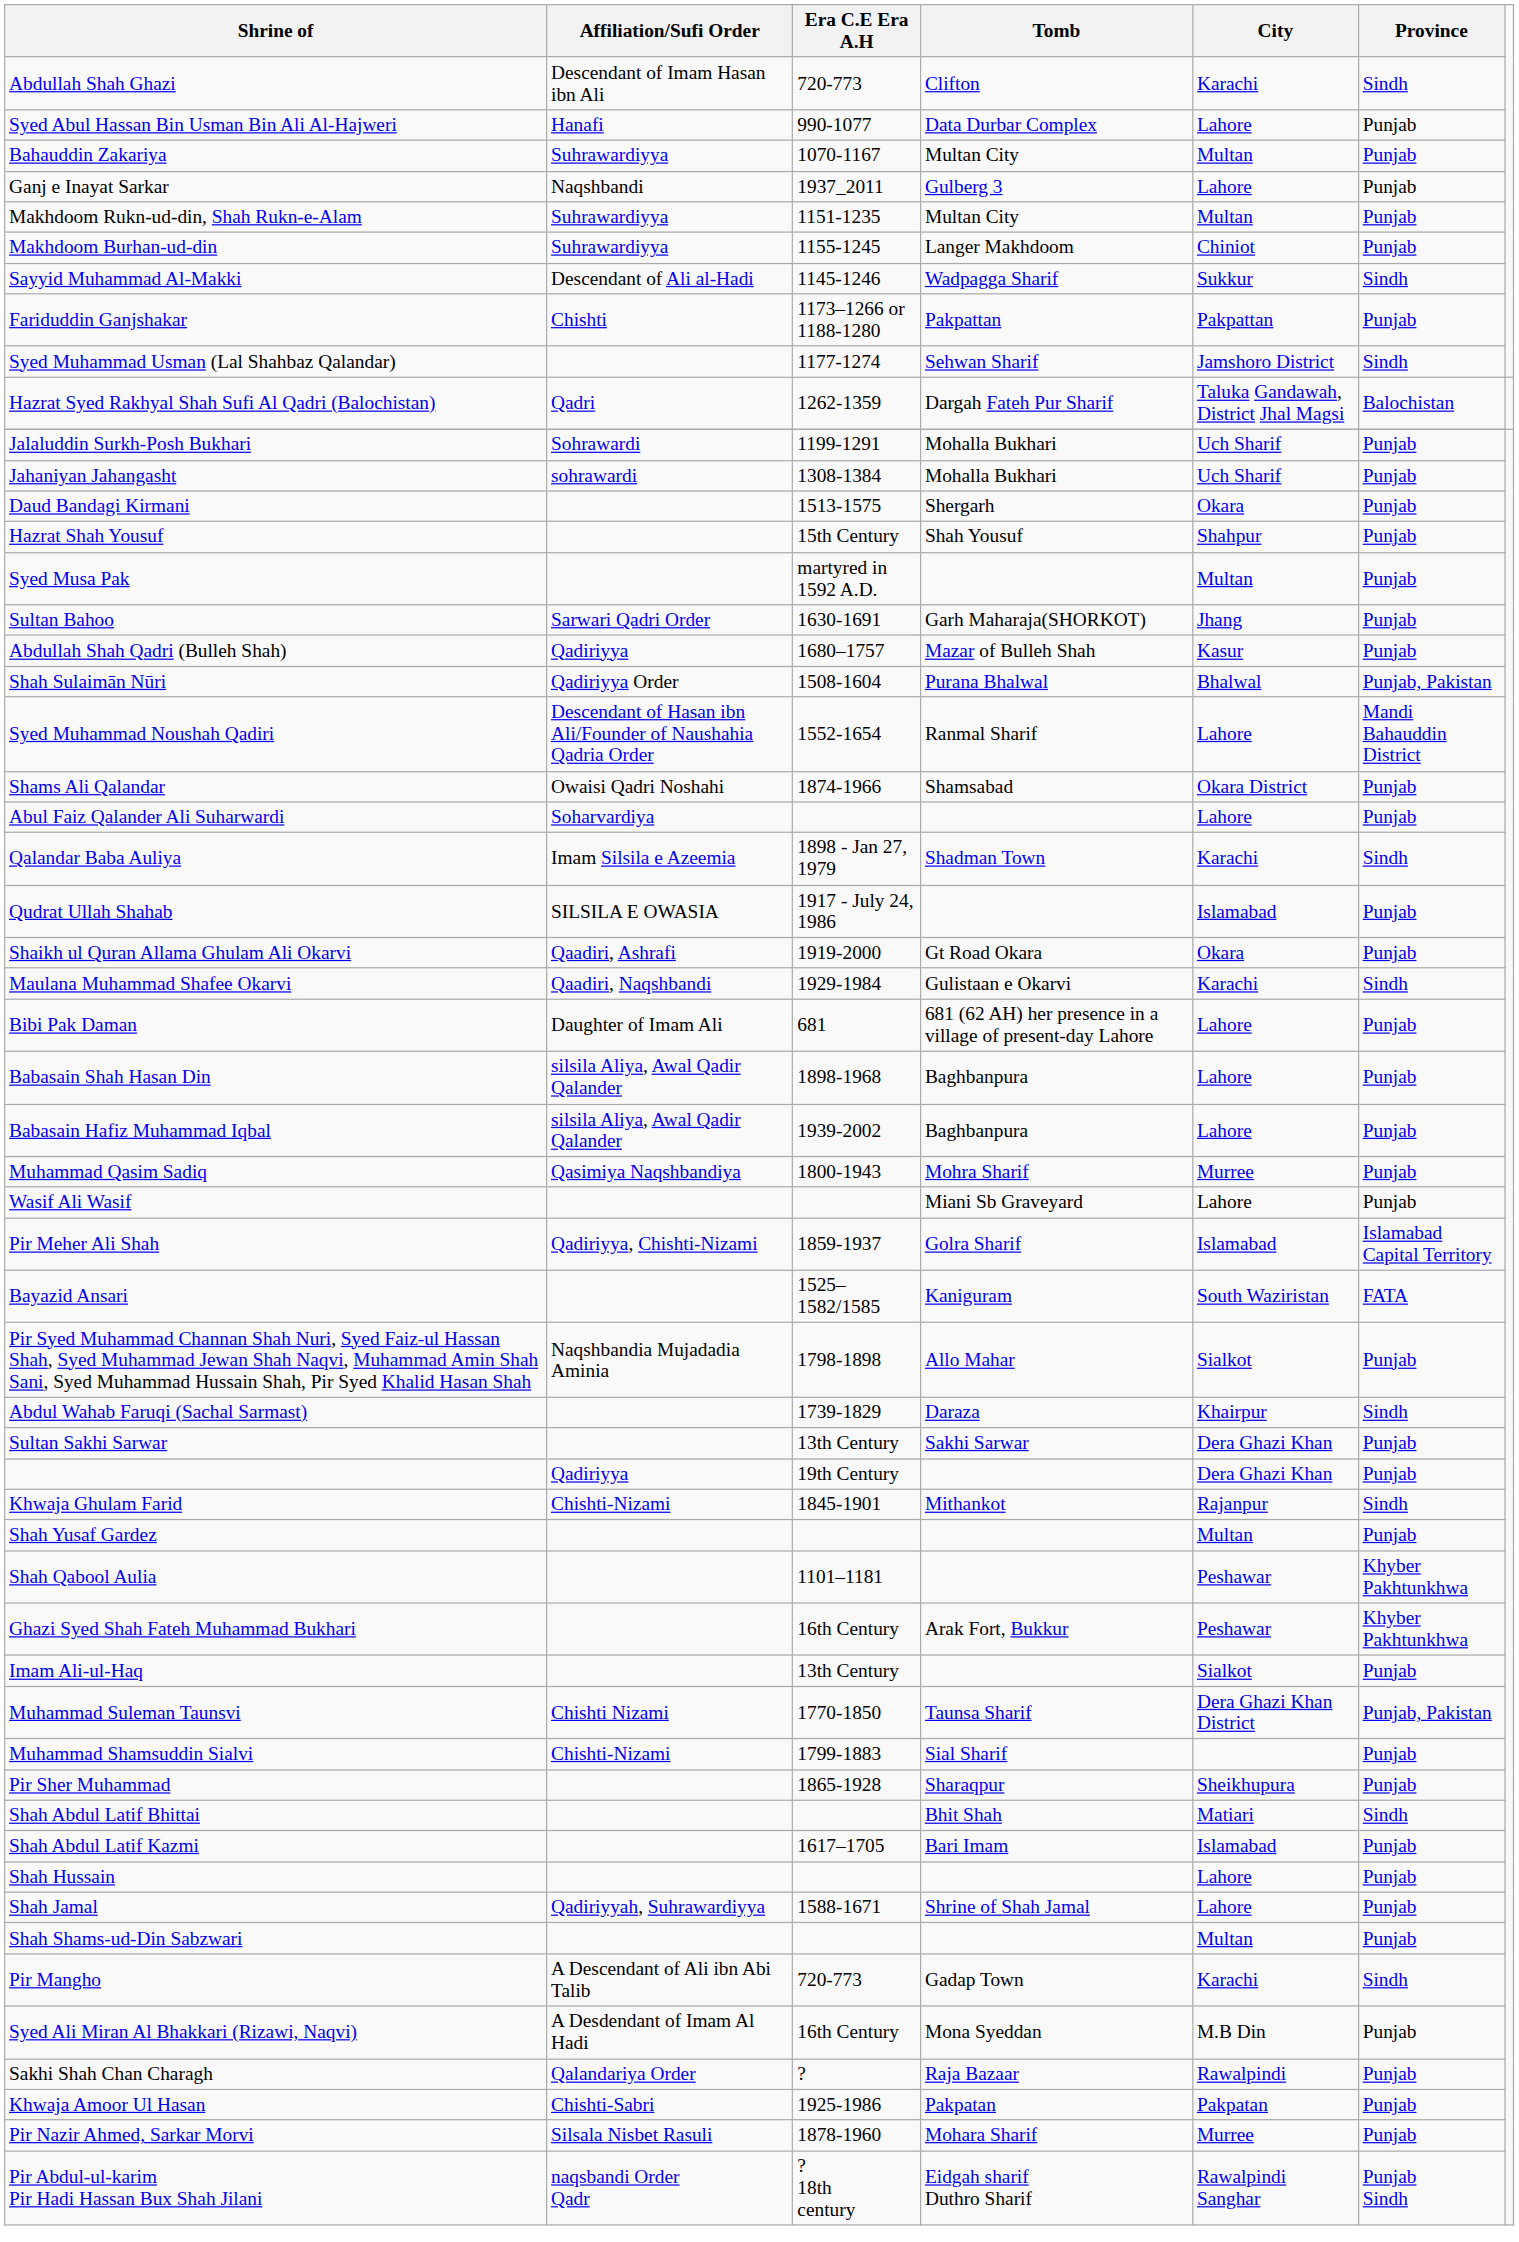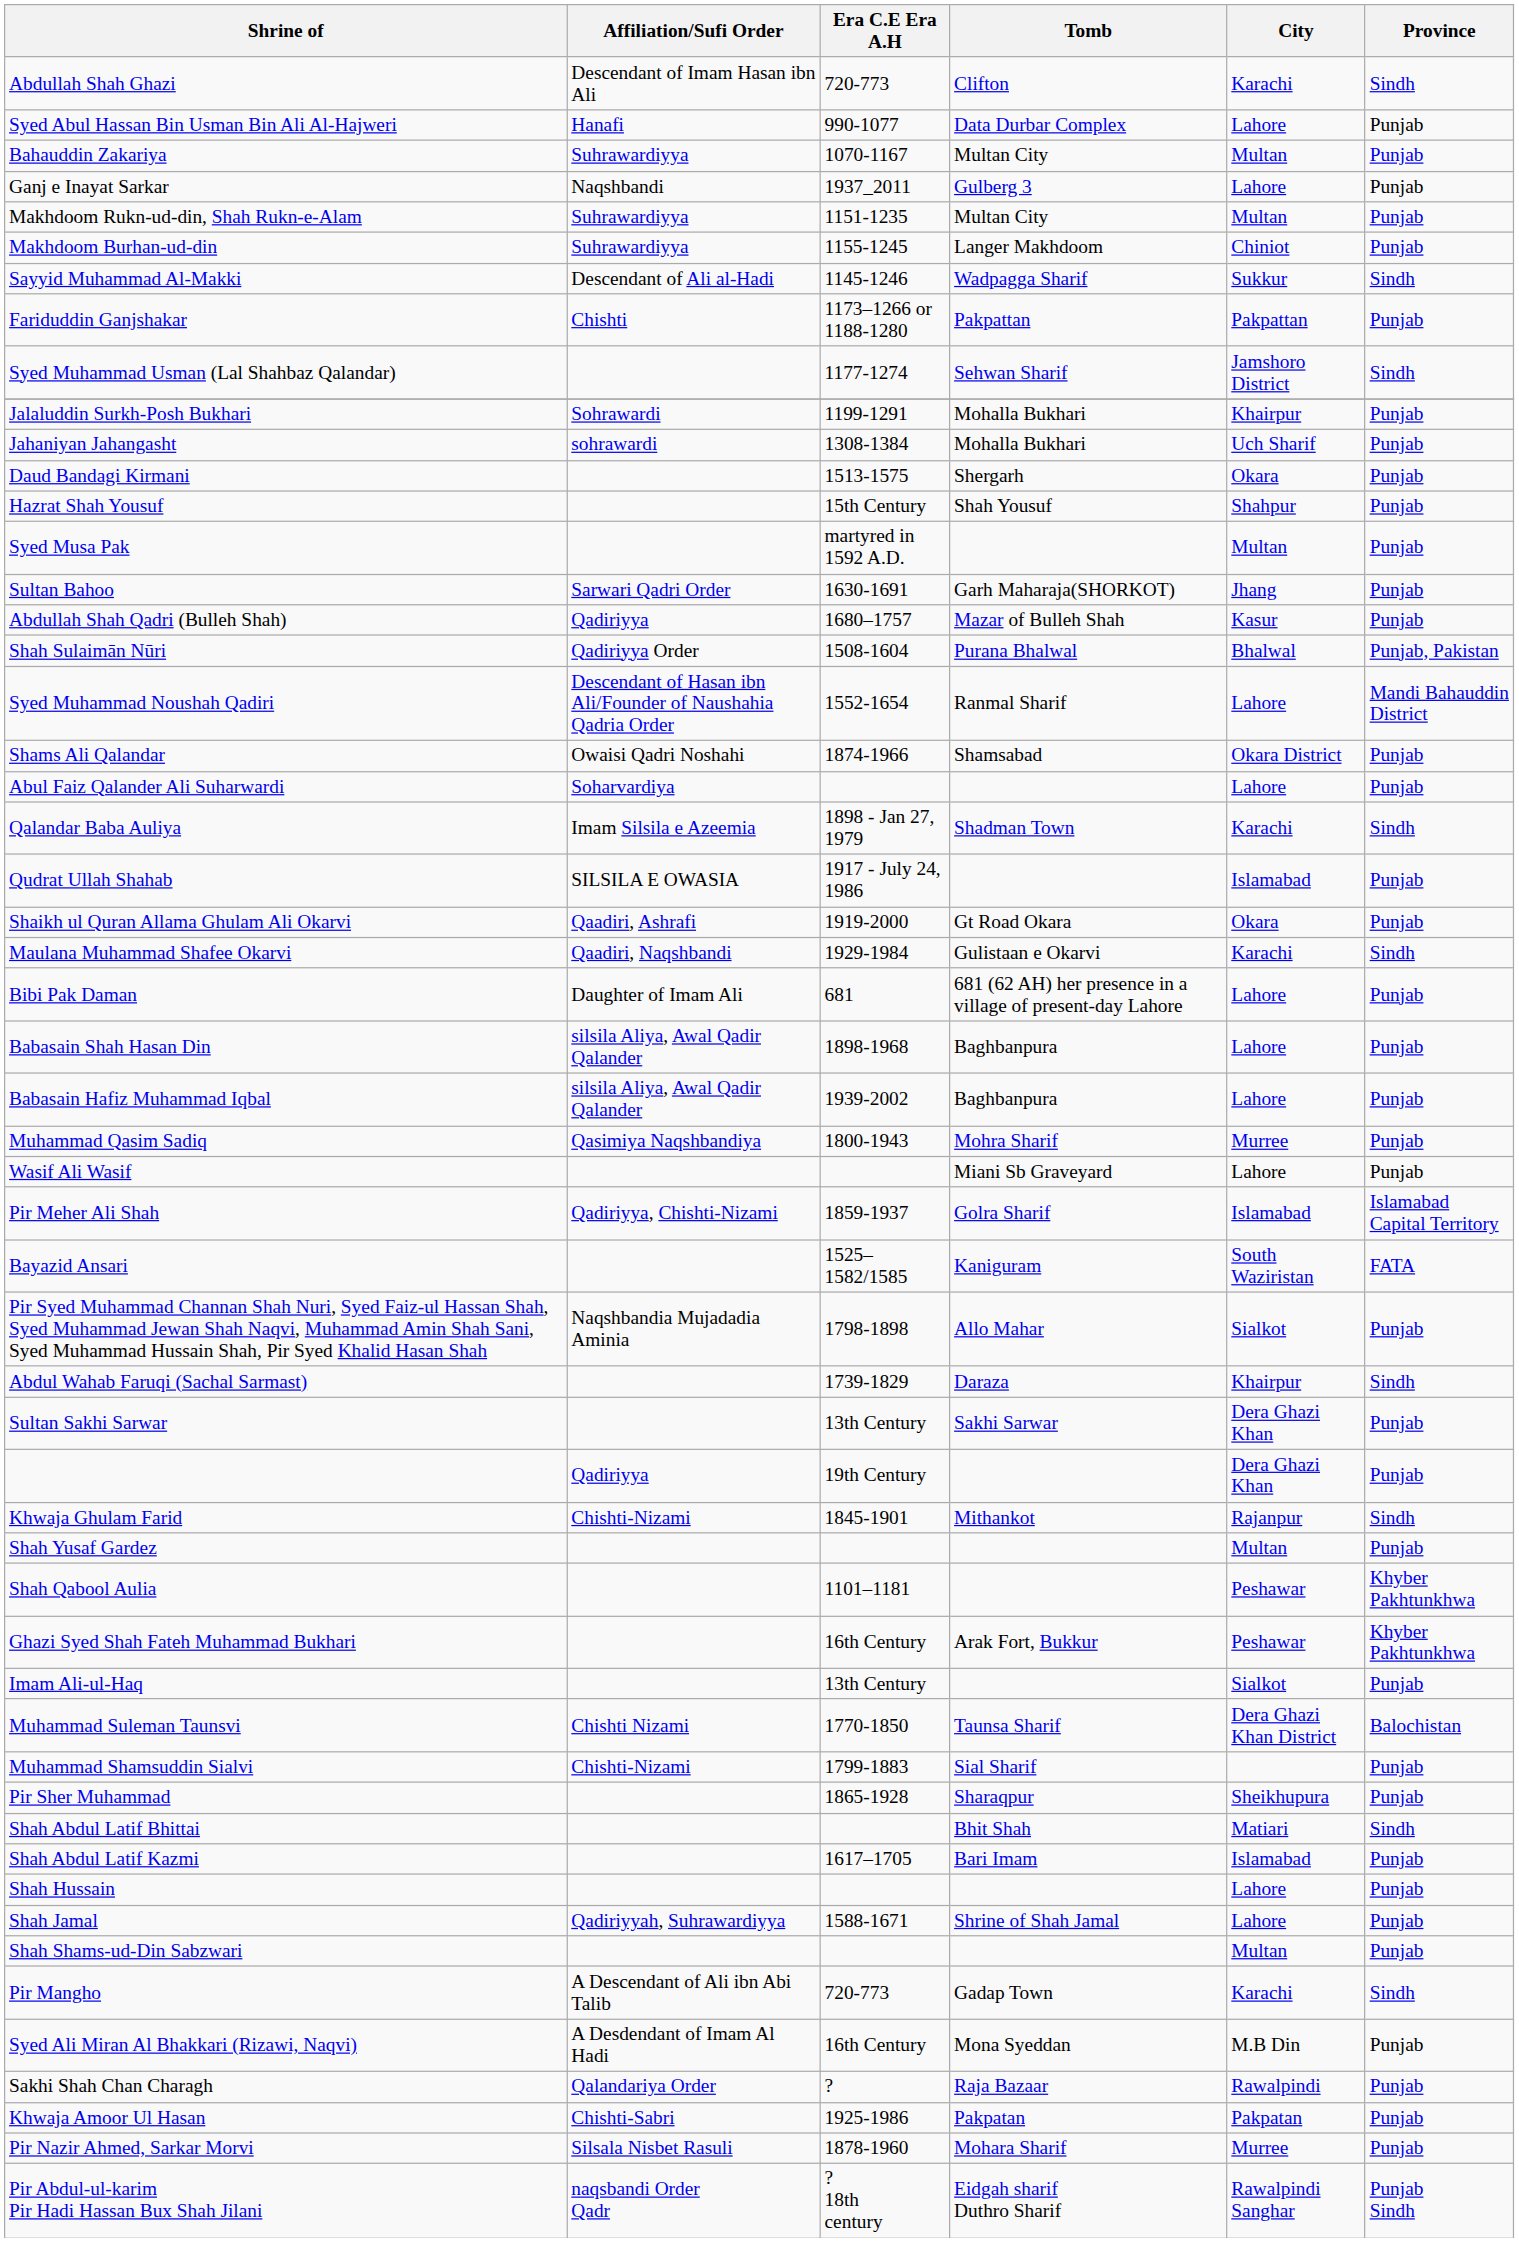- row: (222, 403)
(1239, 444) Uch Sharif -> (1266, 414) Khairpur
(1427, 1712) Punjab, Pakistan -> (1415, 1725) Balochistan
